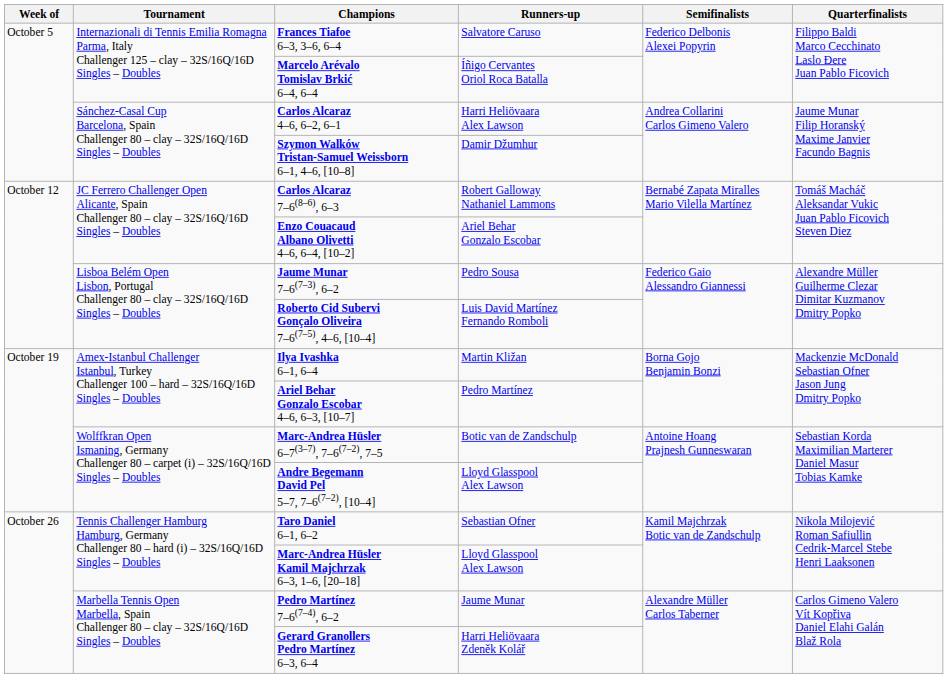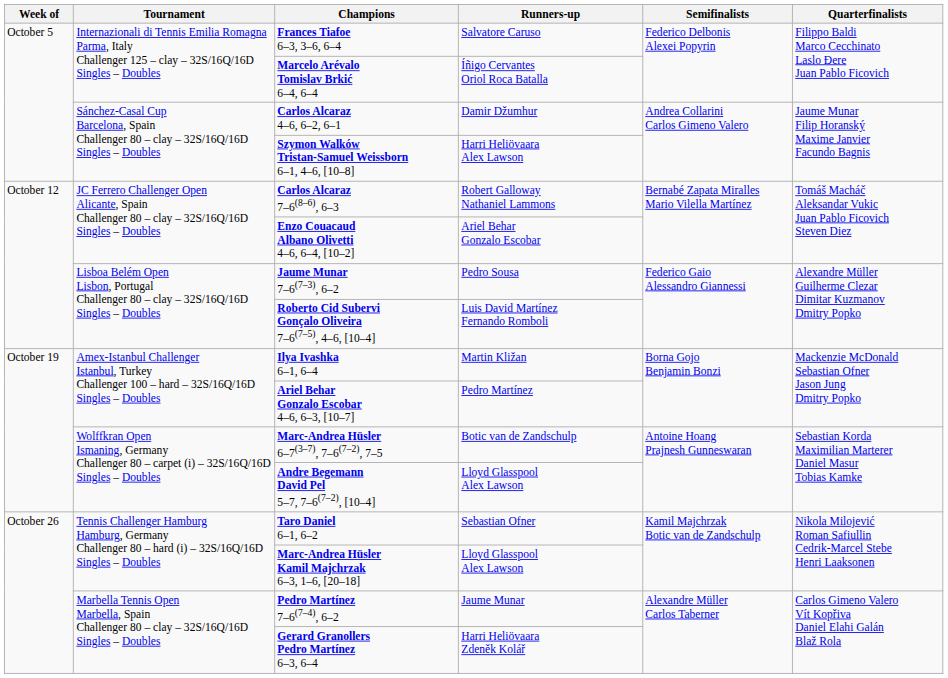(500, 118) Harri Heliövaara Alex Lawson -> (499, 111) Damir Džumhur
(499, 144) Damir Džumhur -> (500, 151) Harri Heliövaara Alex Lawson
